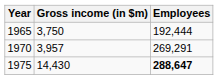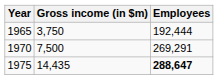(50, 48) 3,957 -> (50, 48) 7,500
(53, 65) 14,430 -> (53, 65) 14,435
